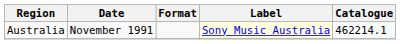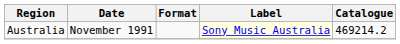(361, 30) 462214.1 -> (361, 30) 469214.2
